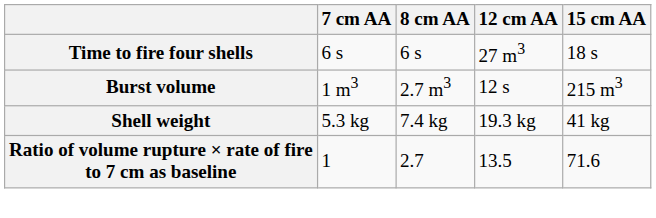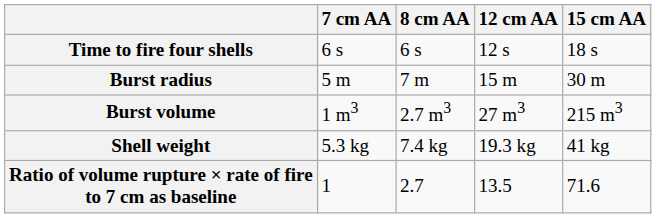(502, 52) 27 m3 -> (494, 49) 12 s
+ row: (161, 79)
(494, 87) 12 s -> (502, 112) 27 m3
